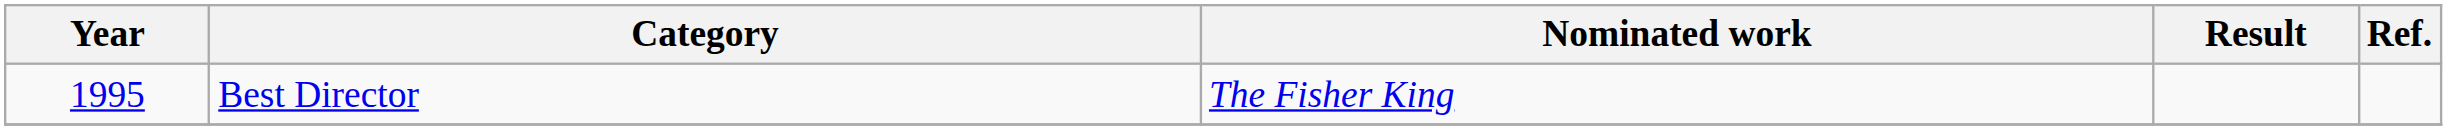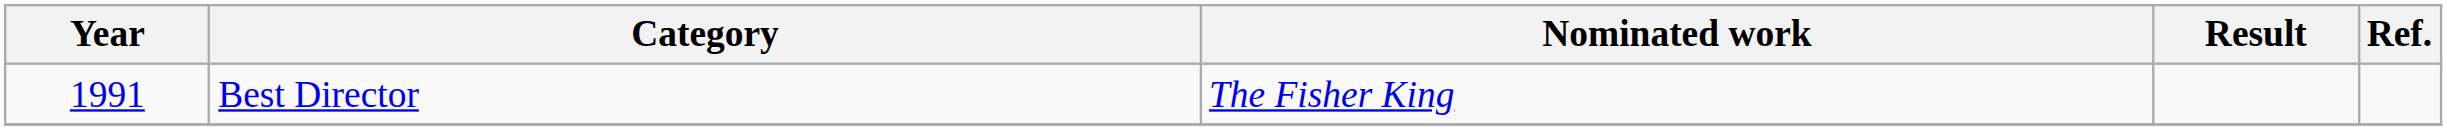(107, 93) 1995 -> (107, 93) 1991
